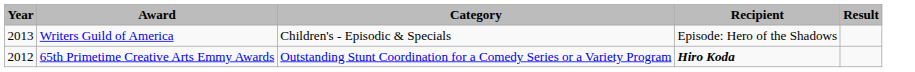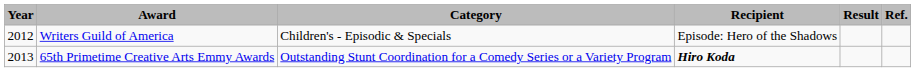+ column: (896, 14)
(21, 35) 2013 -> (21, 35) 2012
(21, 56) 2012 -> (21, 56) 2013
